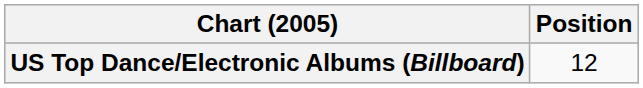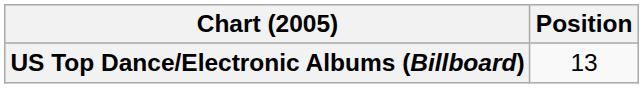(584, 62) 12 -> (584, 62) 13
